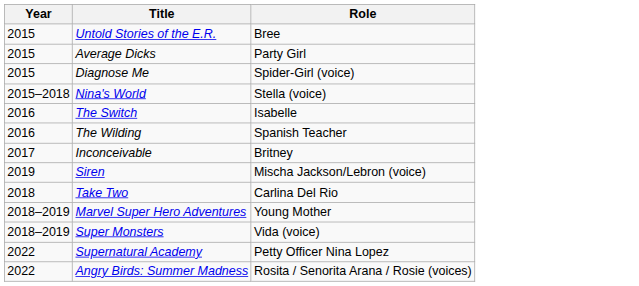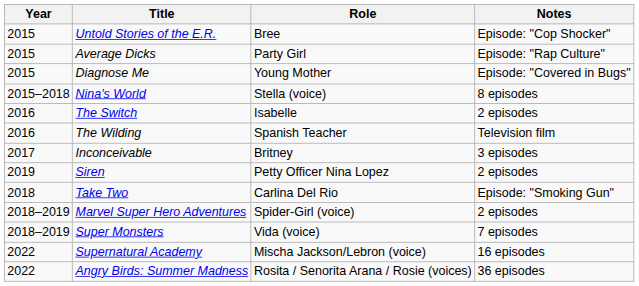+ column: (554, 14)
(304, 73) Spider-Girl (voice) -> (293, 73) Young Mother
(340, 172) Mischa Jackson/Lebron (voice) -> (321, 172) Petty Officer Nina Lopez
(293, 212) Young Mother -> (304, 212) Spider-Girl (voice)
(321, 251) Petty Officer Nina Lopez -> (340, 251) Mischa Jackson/Lebron (voice)
